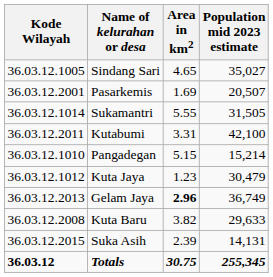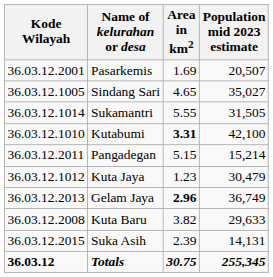rows swapped: (122, 91) <-> (126, 70)
(46, 134) 36.03.12.2011 -> (46, 134) 36.03.12.1010
(185, 134) normal -> (185, 134) bold
(46, 155) 36.03.12.1010 -> (46, 155) 36.03.12.2011
